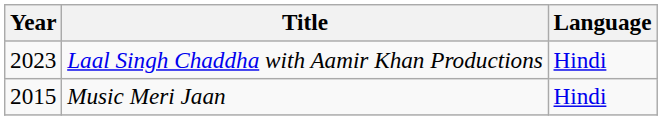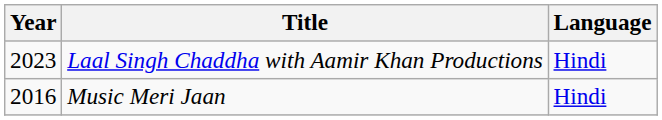(33, 96) 2015 -> (33, 96) 2016
